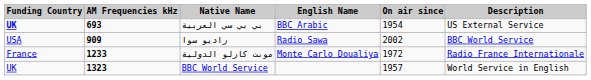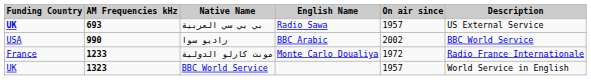(302, 25) BBC Arabic -> (302, 25) Radio Sawa
(393, 25) 1954 -> (393, 25) 1957
(94, 39) 909 -> (94, 39) 990
(302, 39) Radio Sawa -> (302, 39) BBC Arabic
